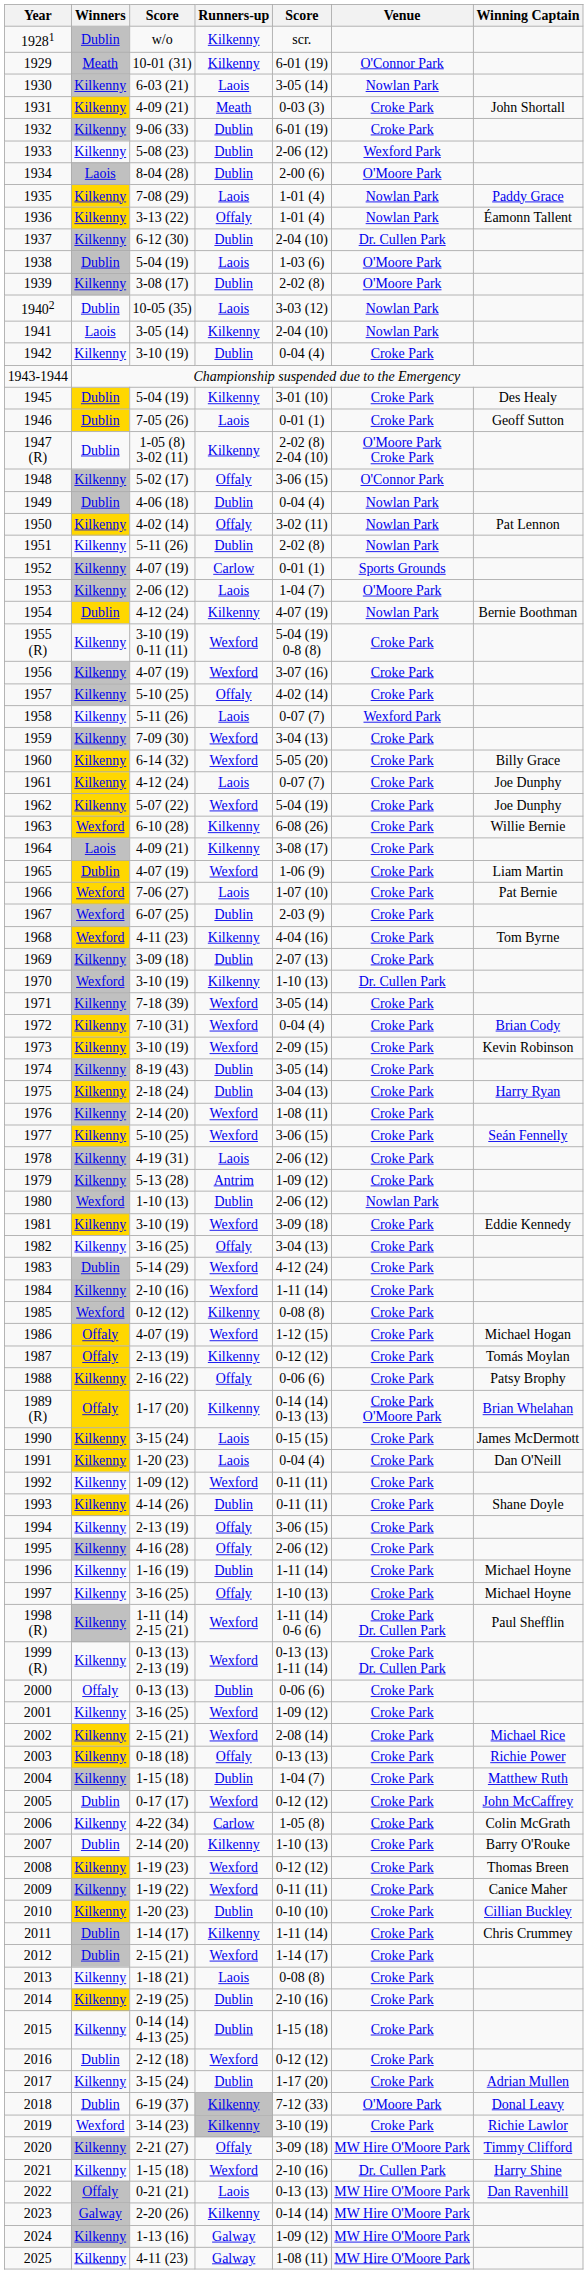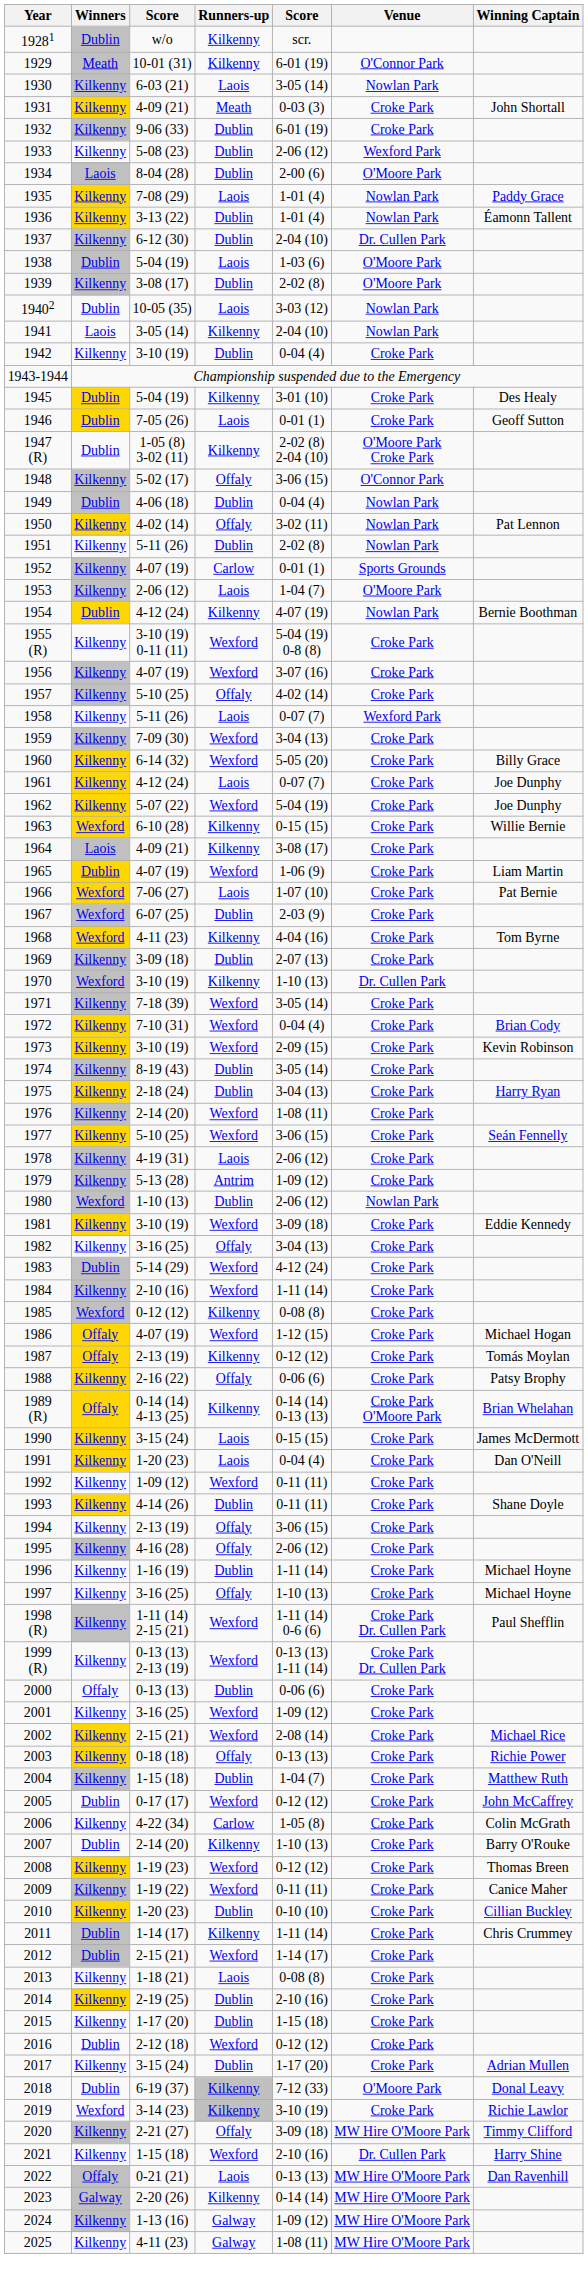(234, 217) Offaly -> (234, 217) Dublin
(302, 827) 6-08 (26) -> (302, 827) 0-15 (15)
(162, 1408) 1-17 (20) -> (162, 1408) 0-14 (14) 4-13 (25)
(162, 2029) 0-14 (14) 4-13 (25) -> (162, 2022) 1-17 (20)
